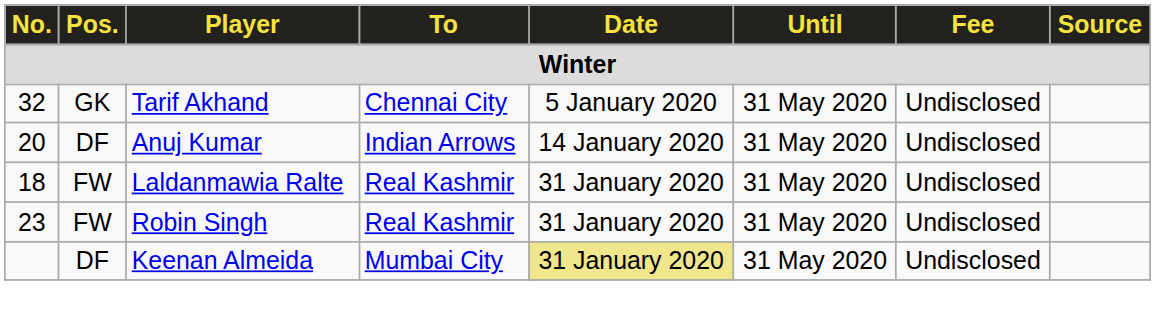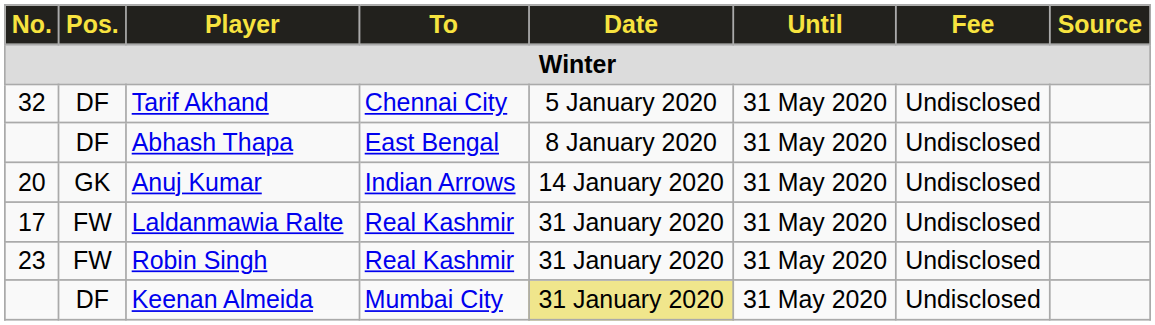(92, 104) GK -> (92, 104) DF
+ row: (212, 143)
(92, 143) DF -> (92, 182) GK
(32, 182) 18 -> (32, 222) 17
